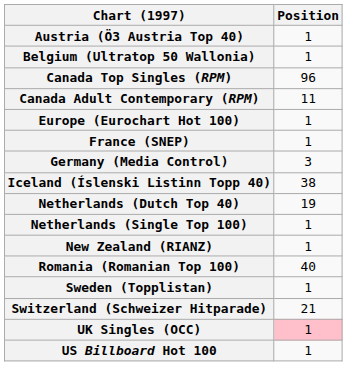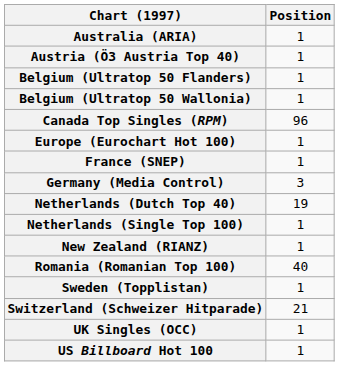+ row: (135, 36)
+ row: (135, 78)
- row: (139, 99)
- row: (139, 183)
(308, 330) pink background -> (300, 330) no background
